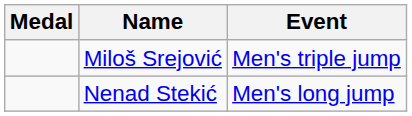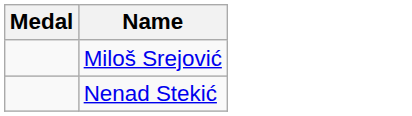- column: (316, 22)
